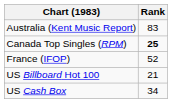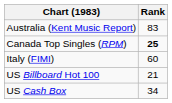- row: (38, 59)
+ row: (30, 59)
